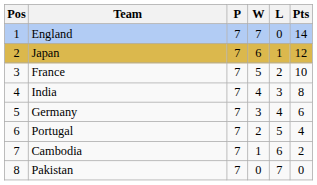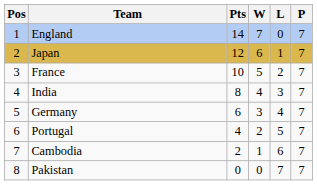columns swapped: (237, 14) <-> (301, 14)
